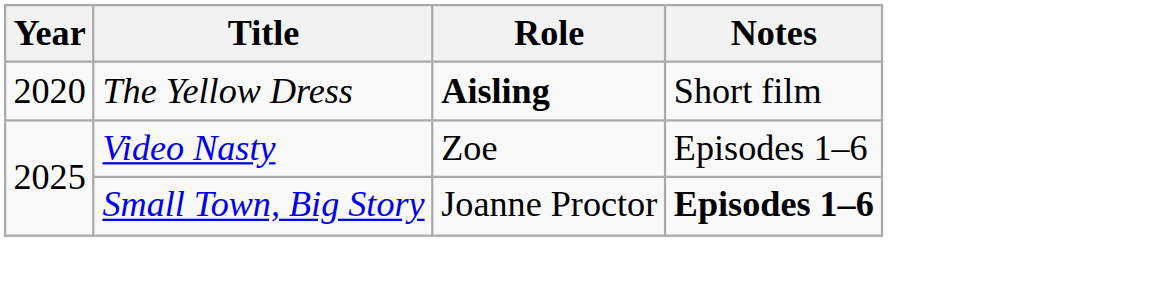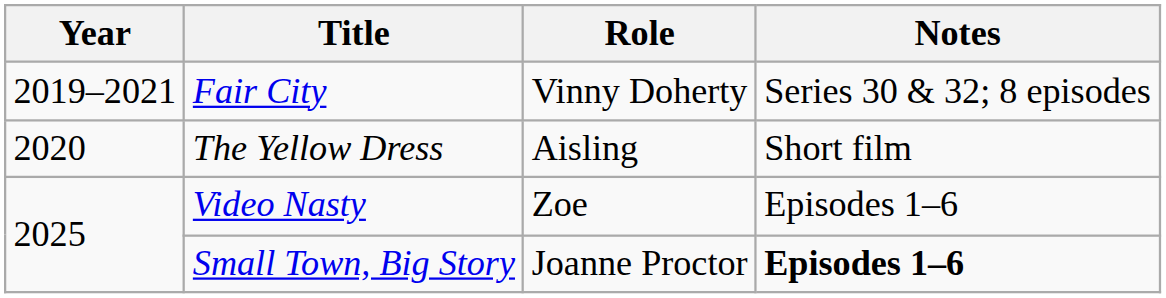+ row: (260, 90)
(496, 90) bold -> (585, 147) normal
